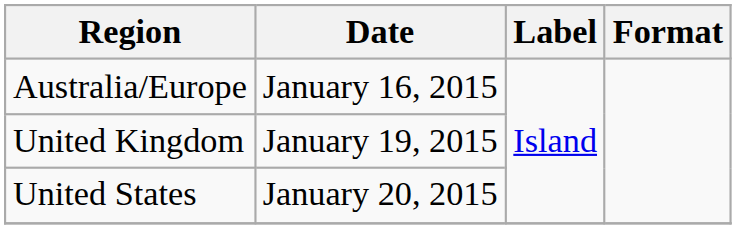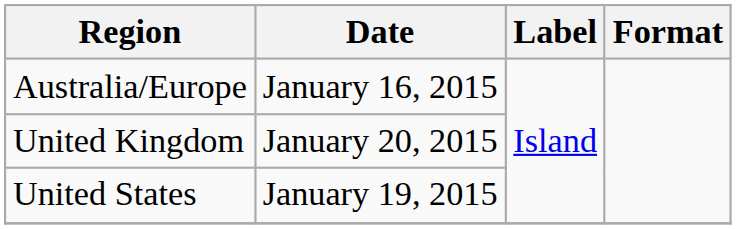(380, 140) January 19, 2015 -> (380, 140) January 20, 2015
(380, 194) January 20, 2015 -> (380, 194) January 19, 2015
